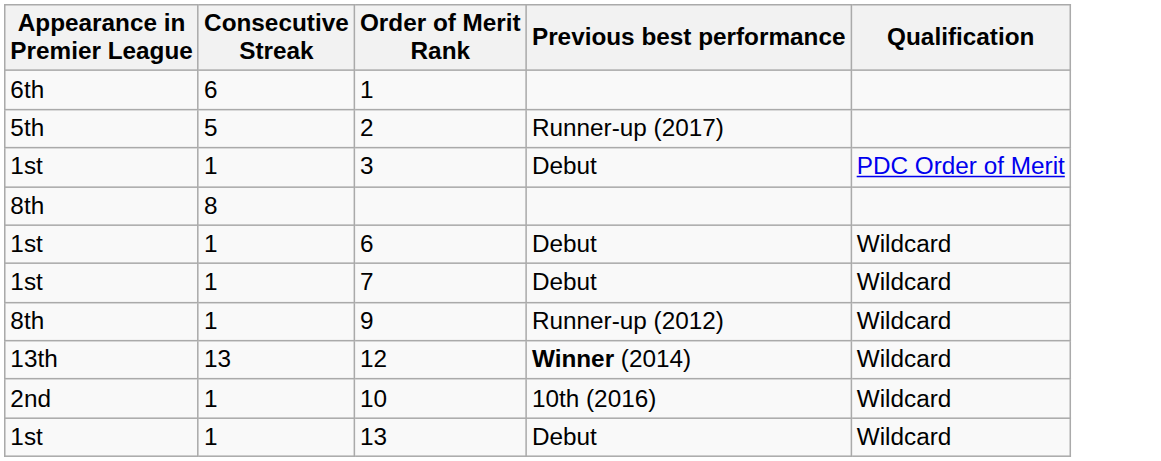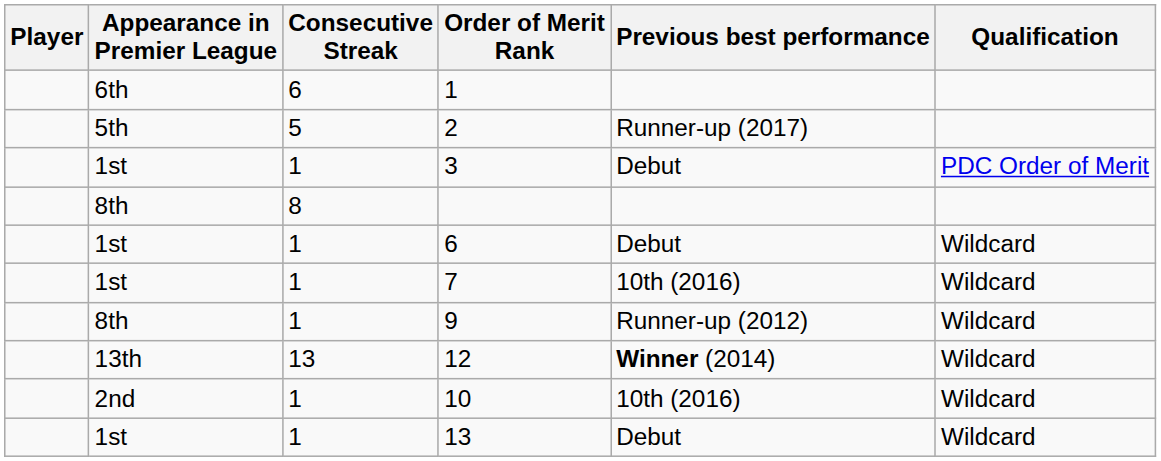+ column: (47, 37)
(564, 282) Debut -> (678, 282) 10th (2016)
